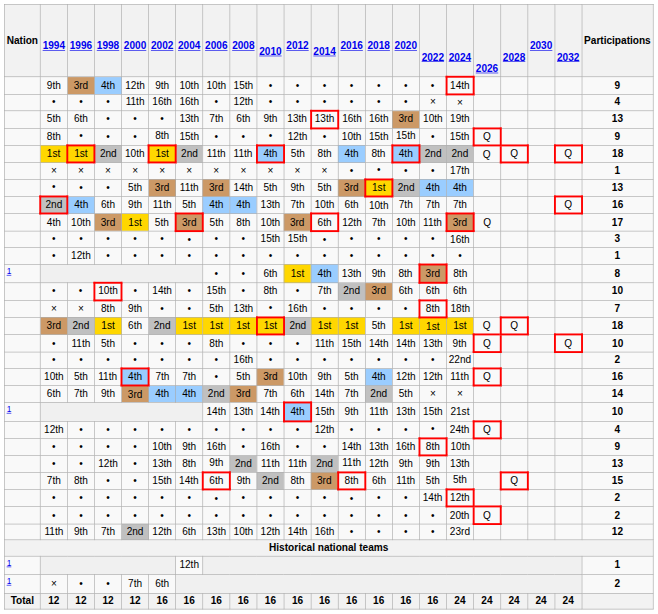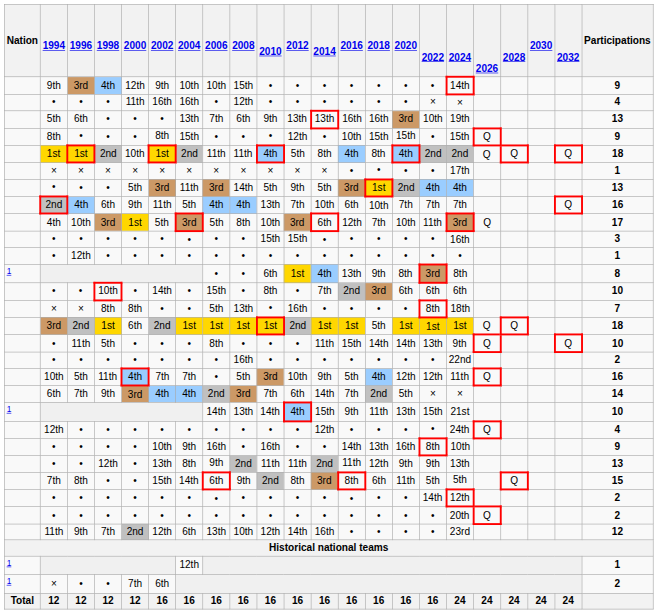(135, 308) 9th -> (135, 308) 8th
